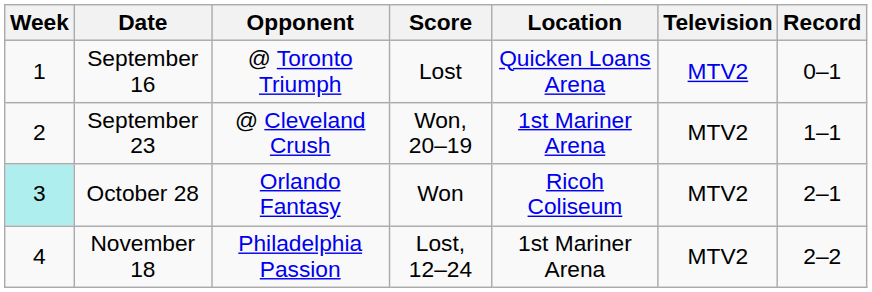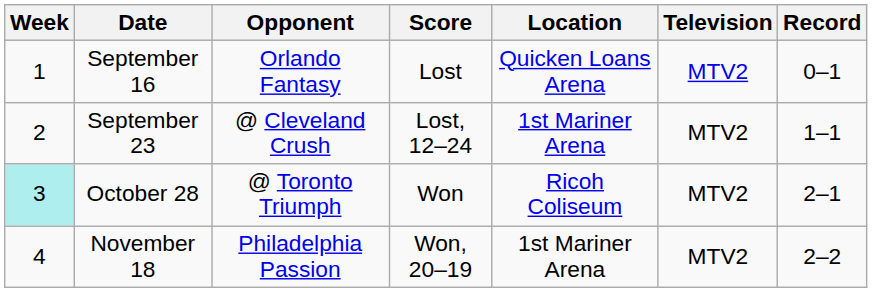(300, 71) @ Toronto Triumph -> (300, 71) Orlando Fantasy
(440, 132) Won, 20–19 -> (440, 132) Lost, 12–24
(300, 194) Orlando Fantasy -> (300, 194) @ Toronto Triumph
(440, 256) Lost, 12–24 -> (440, 256) Won, 20–19
